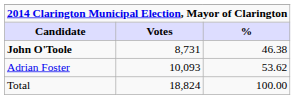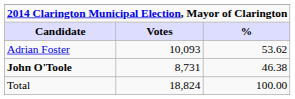rows swapped: (38, 67) <-> (39, 49)
